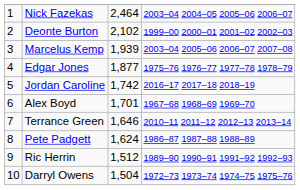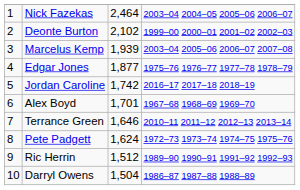(199, 139) 1986–87 1987–88 1988–89 -> (218, 139) 1972–73 1973–74 1974–75 1975–76
(218, 176) 1972–73 1973–74 1974–75 1975–76 -> (199, 176) 1986–87 1987–88 1988–89
